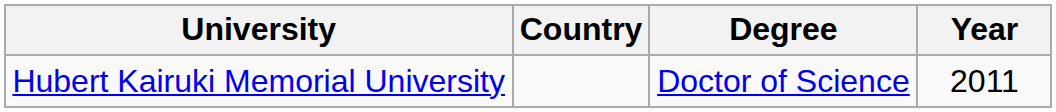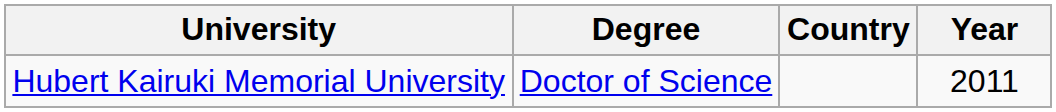columns swapped: (581, 29) <-> (783, 29)
